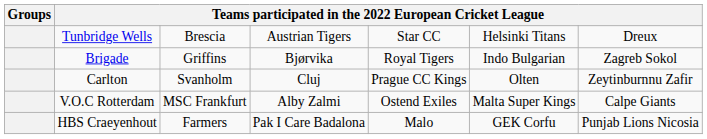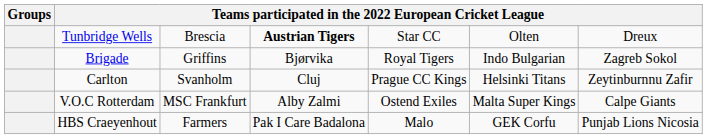(309, 36) normal -> (309, 36) bold
(524, 36) Helsinki Titans -> (524, 36) Olten
(524, 79) Olten -> (524, 79) Helsinki Titans
